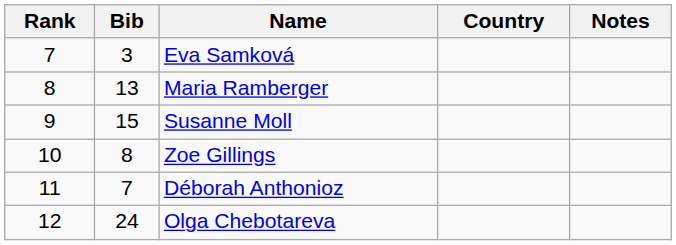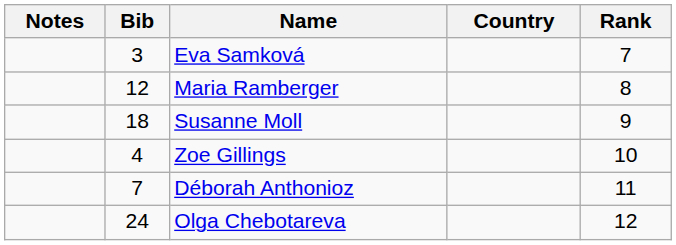columns swapped: (50, 21) <-> (620, 21)
(127, 88) 13 -> (137, 88) 12
(127, 121) 15 -> (137, 121) 18
(127, 155) 8 -> (137, 155) 4
